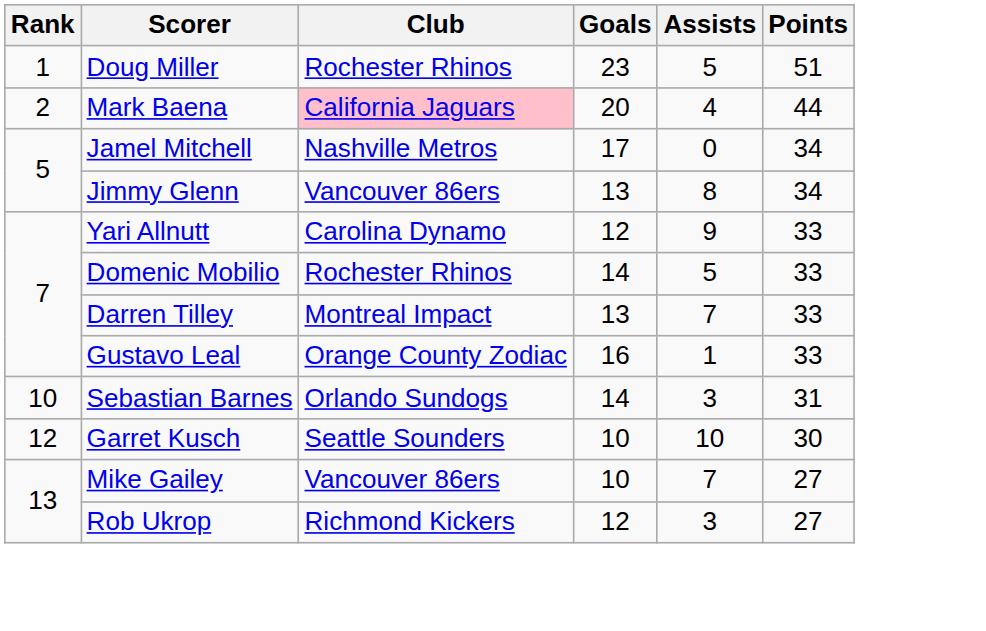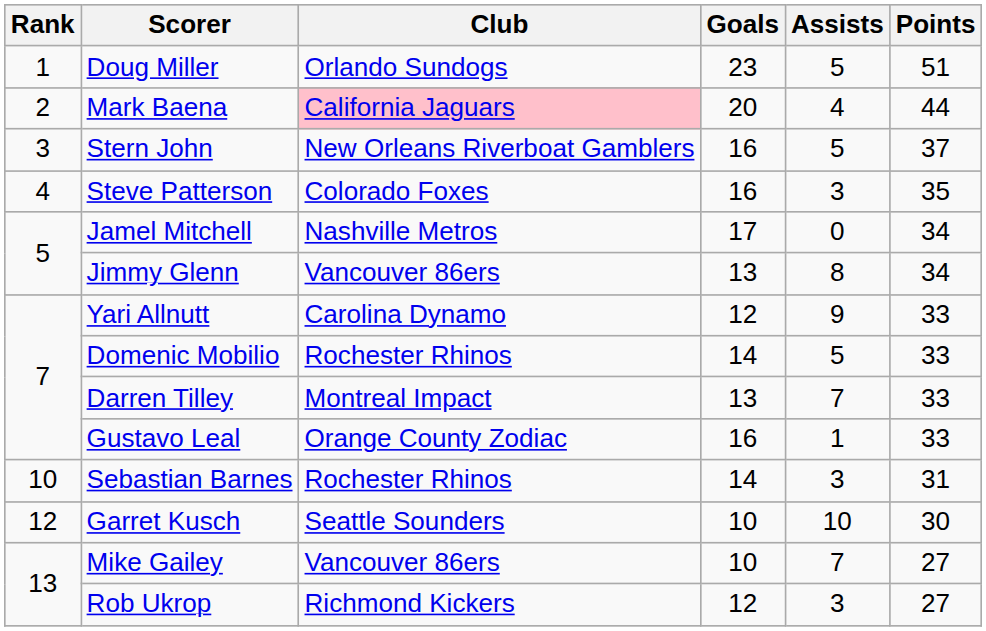(408, 66) Rochester Rhinos -> (406, 66) Orlando Sundogs
+ row: (150, 149)
+ row: (179, 190)
(406, 397) Orlando Sundogs -> (408, 480) Rochester Rhinos
